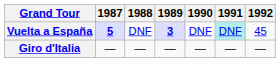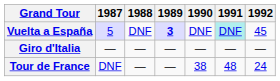(110, 31) bold -> (110, 31) normal
+ row: (50, 66)
